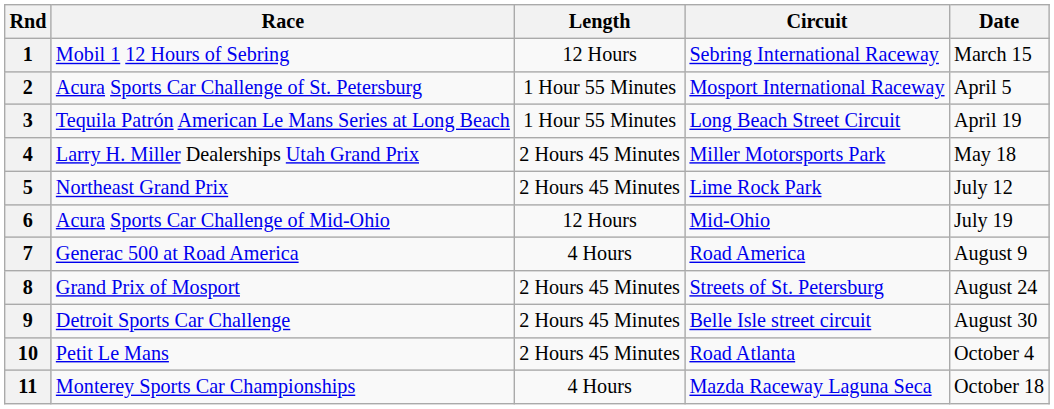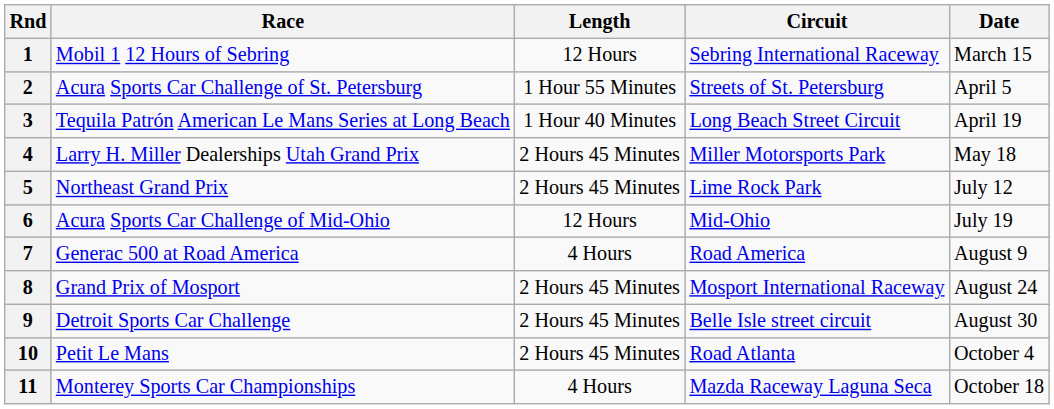(817, 88) Mosport International Raceway -> (787, 88) Streets of St. Petersburg
(600, 121) 1 Hour 55 Minutes -> (600, 121) 1 Hour 40 Minutes
(787, 287) Streets of St. Petersburg -> (817, 287) Mosport International Raceway
